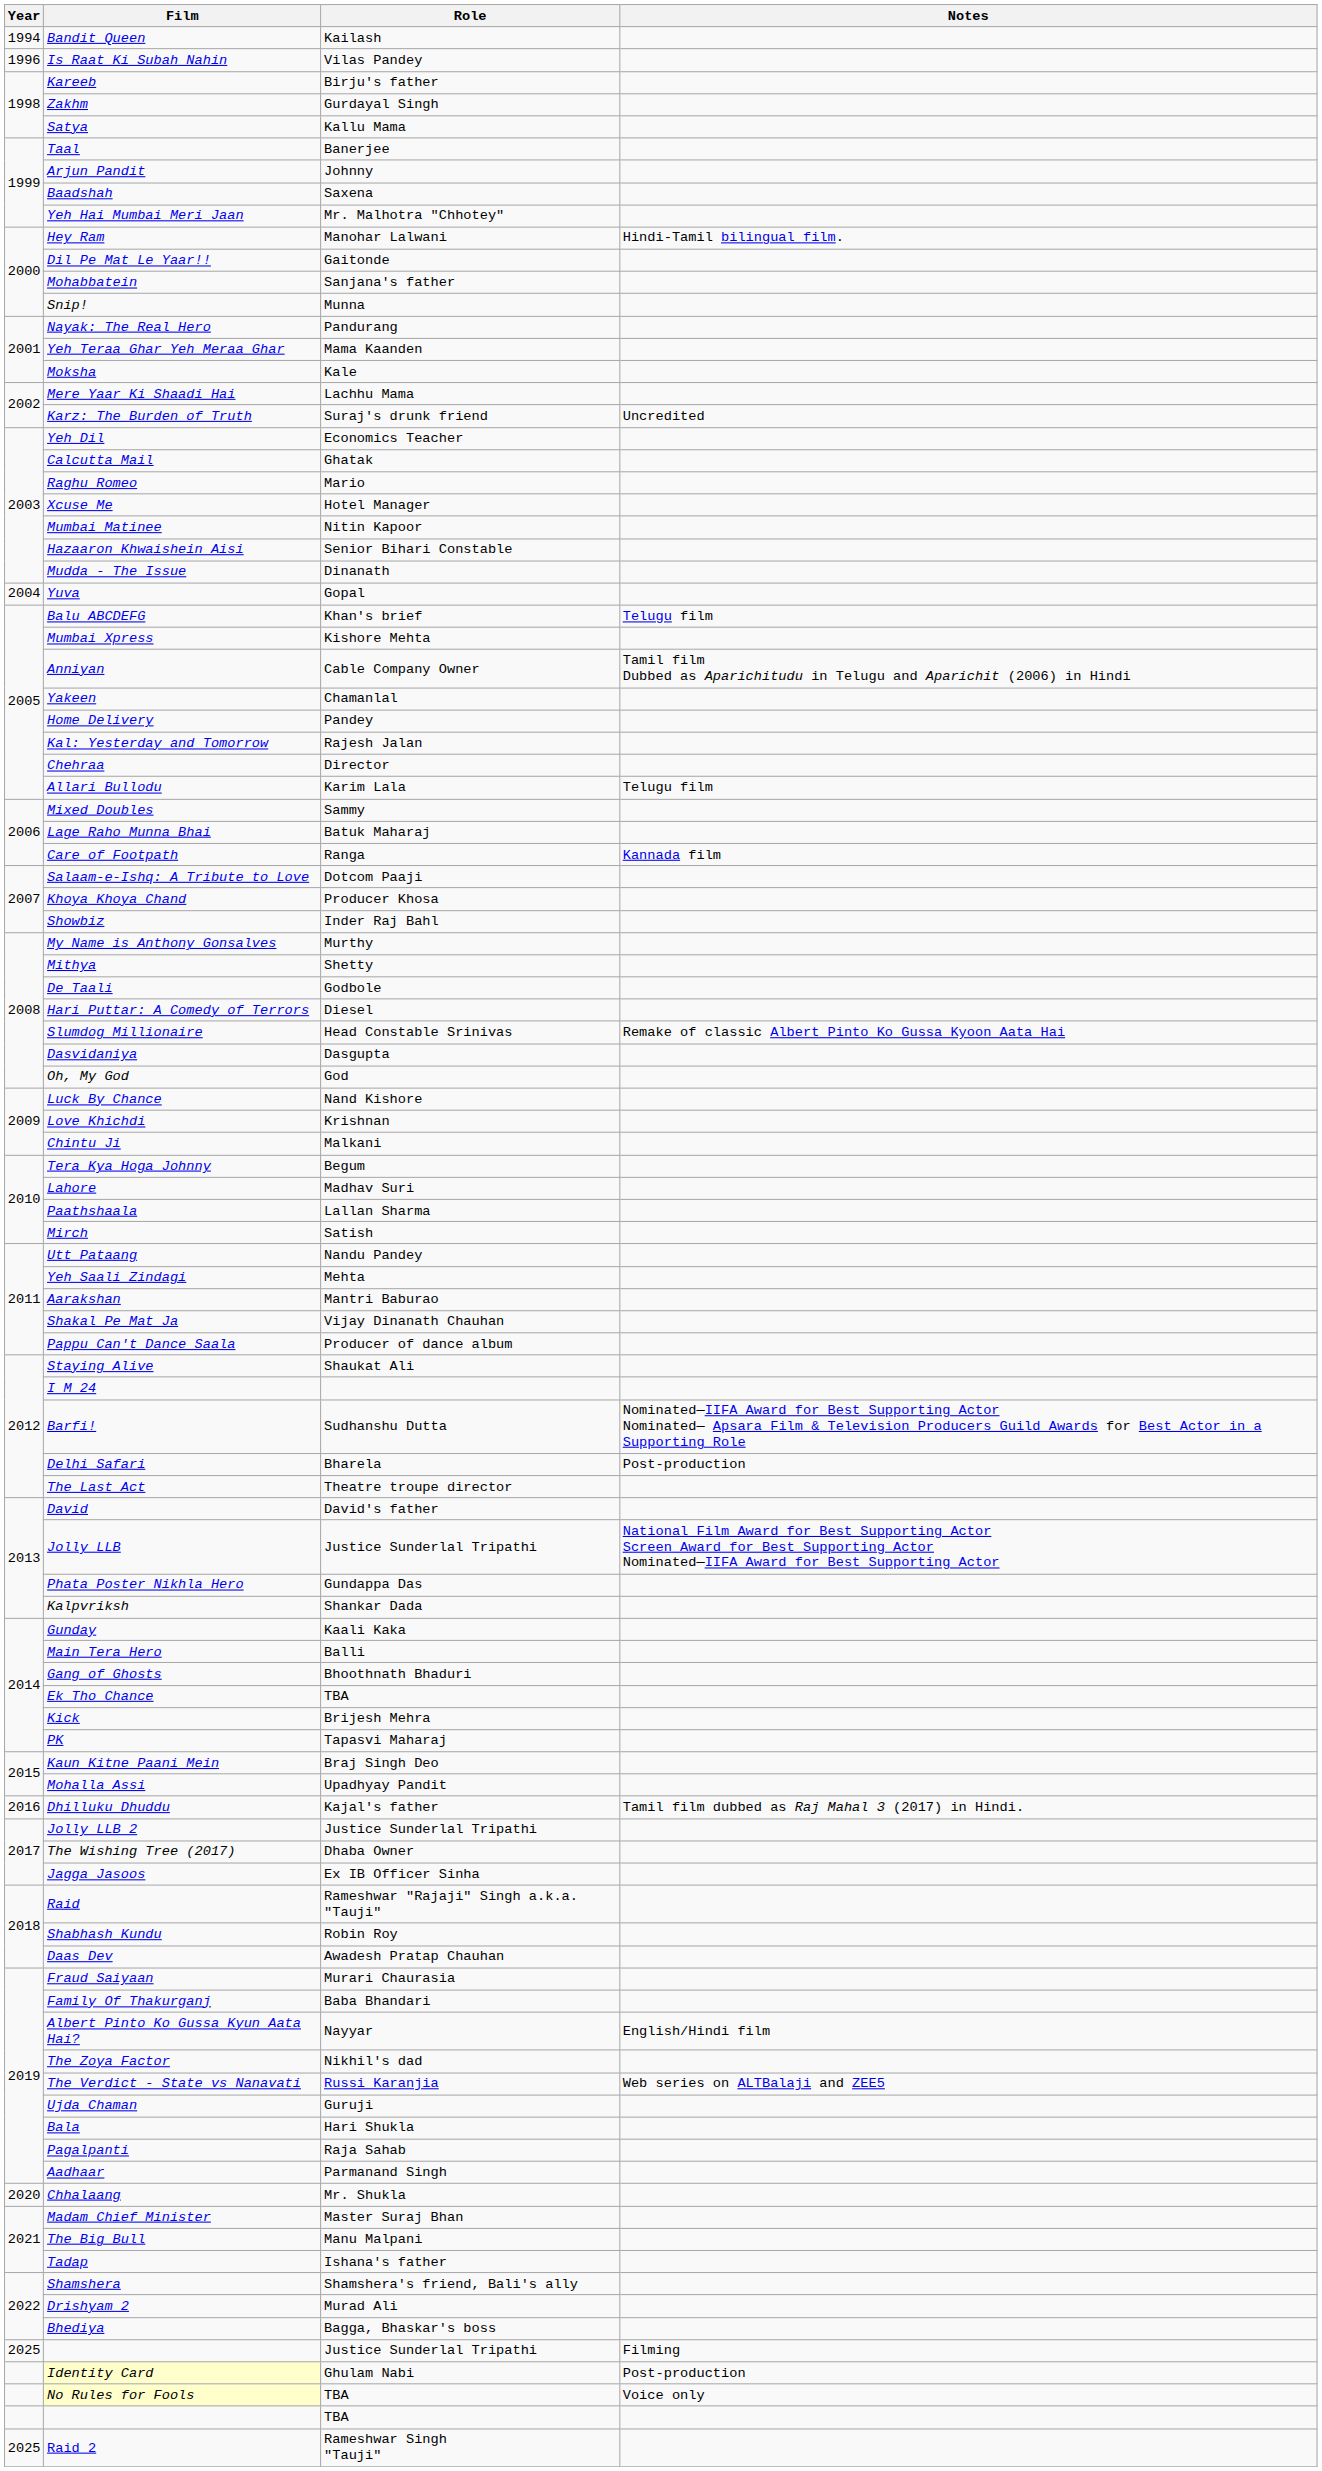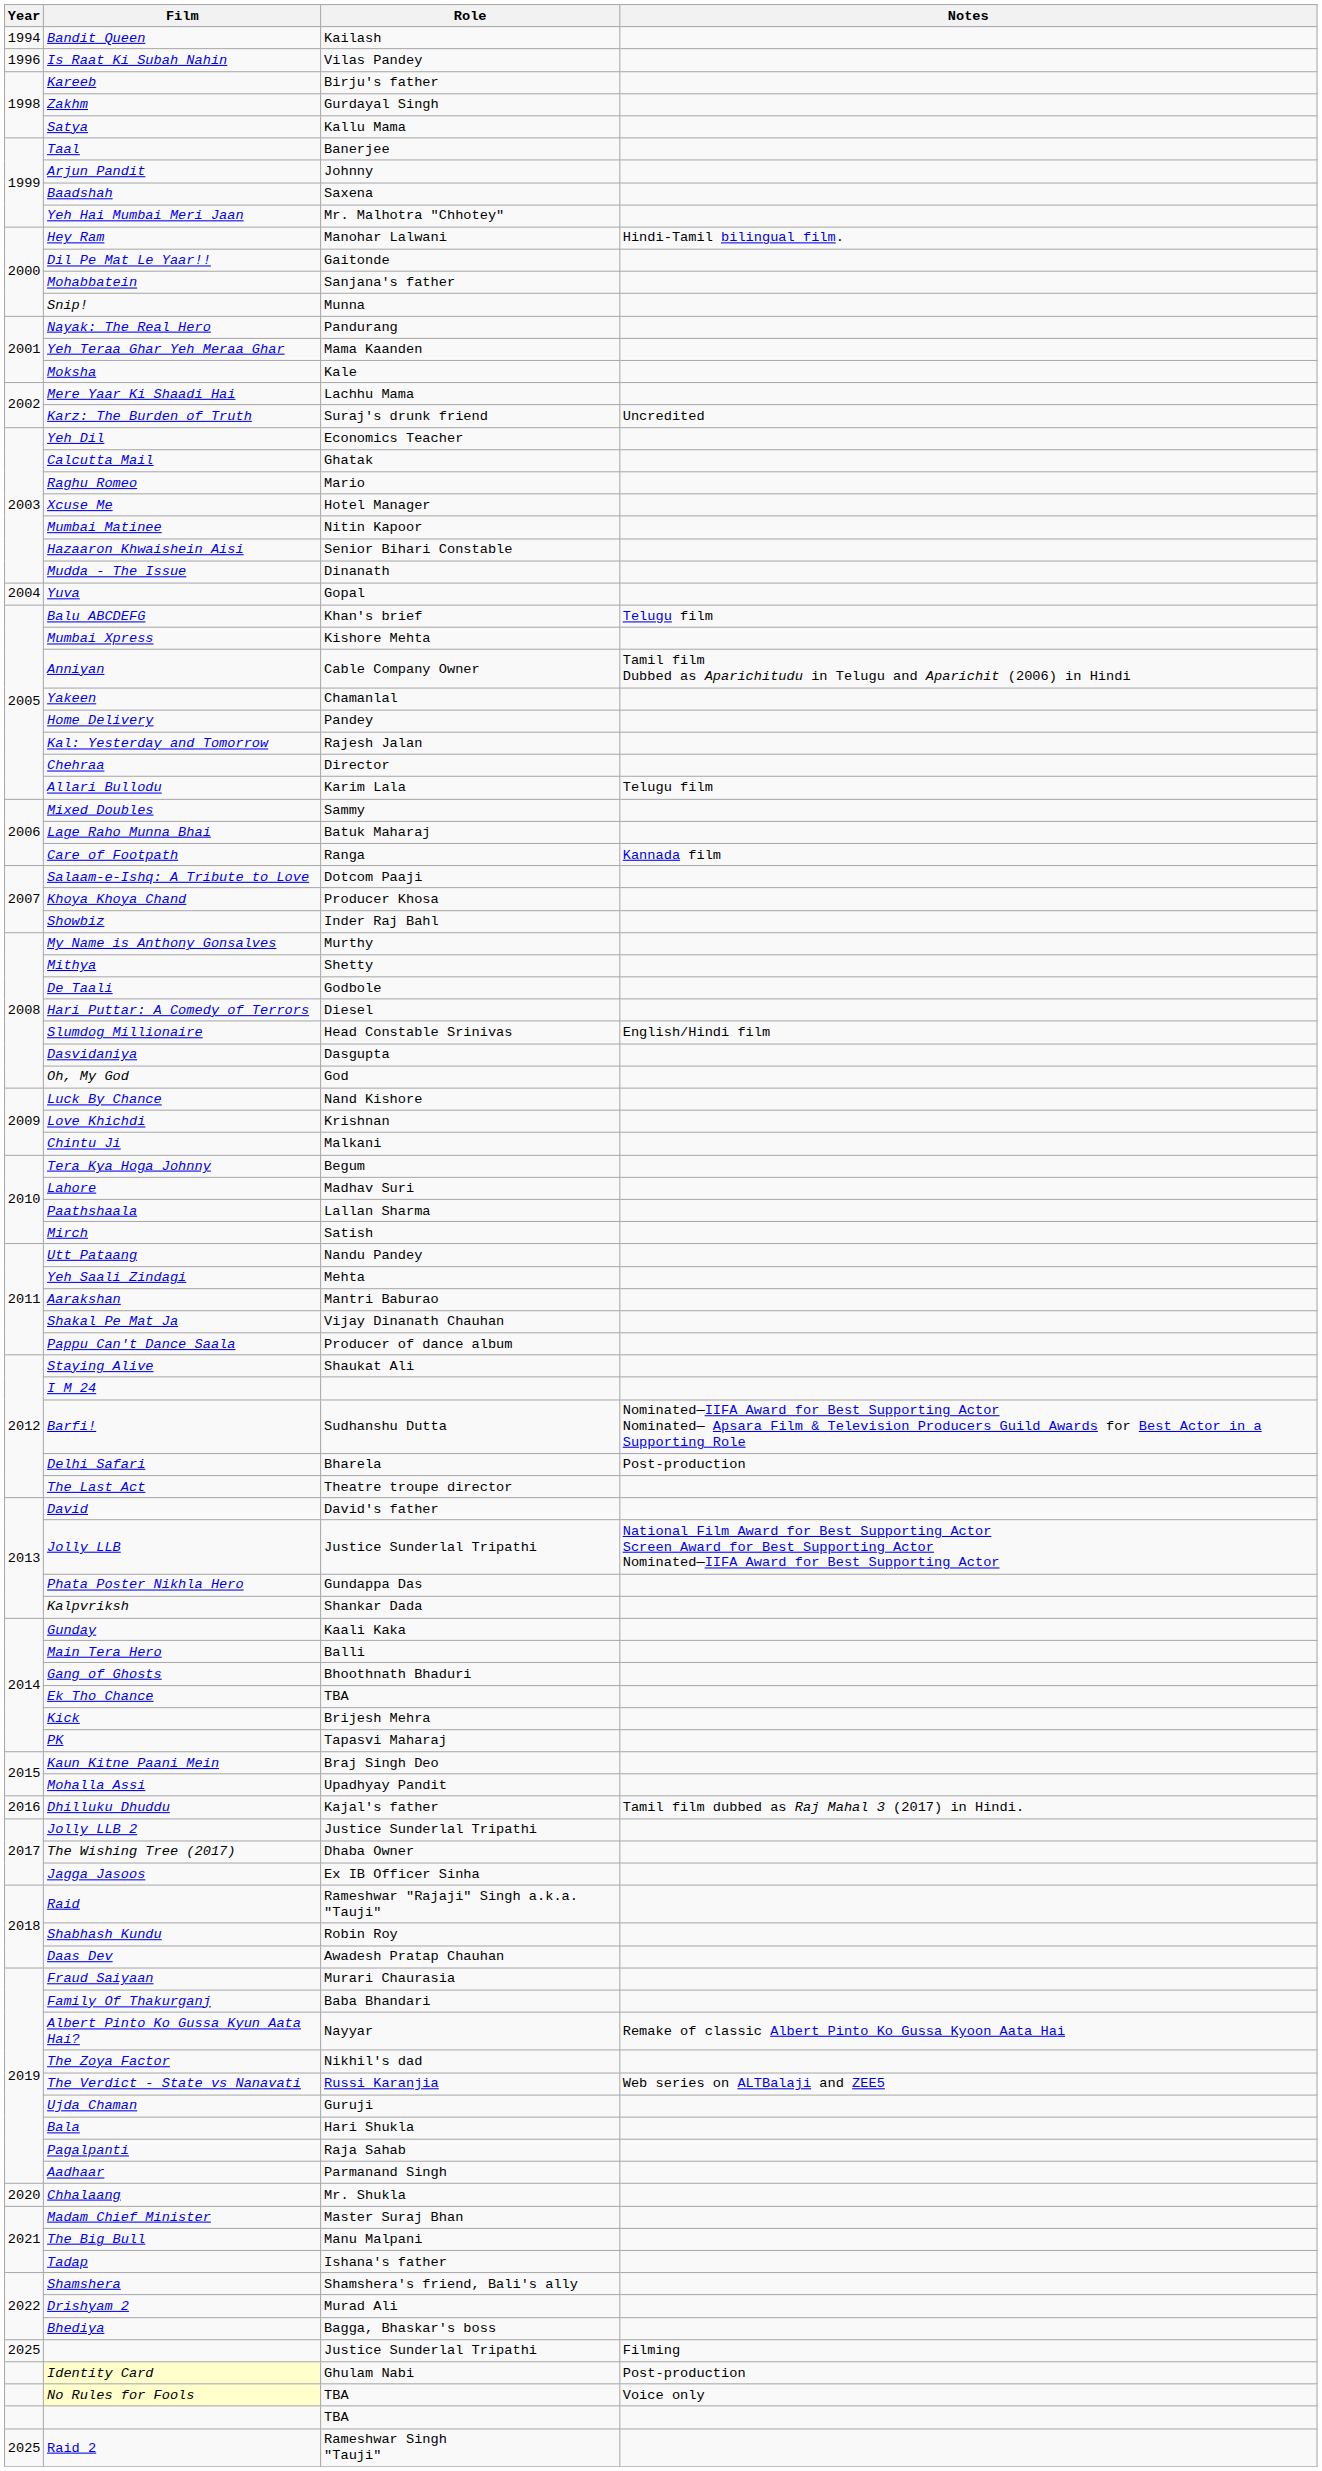(844, 1033) Remake of classic Albert Pinto Ko Gussa Kyoon Aata Hai -> (696, 1033) English/Hindi film
(696, 2031) English/Hindi film -> (844, 2031) Remake of classic Albert Pinto Ko Gussa Kyoon Aata Hai
